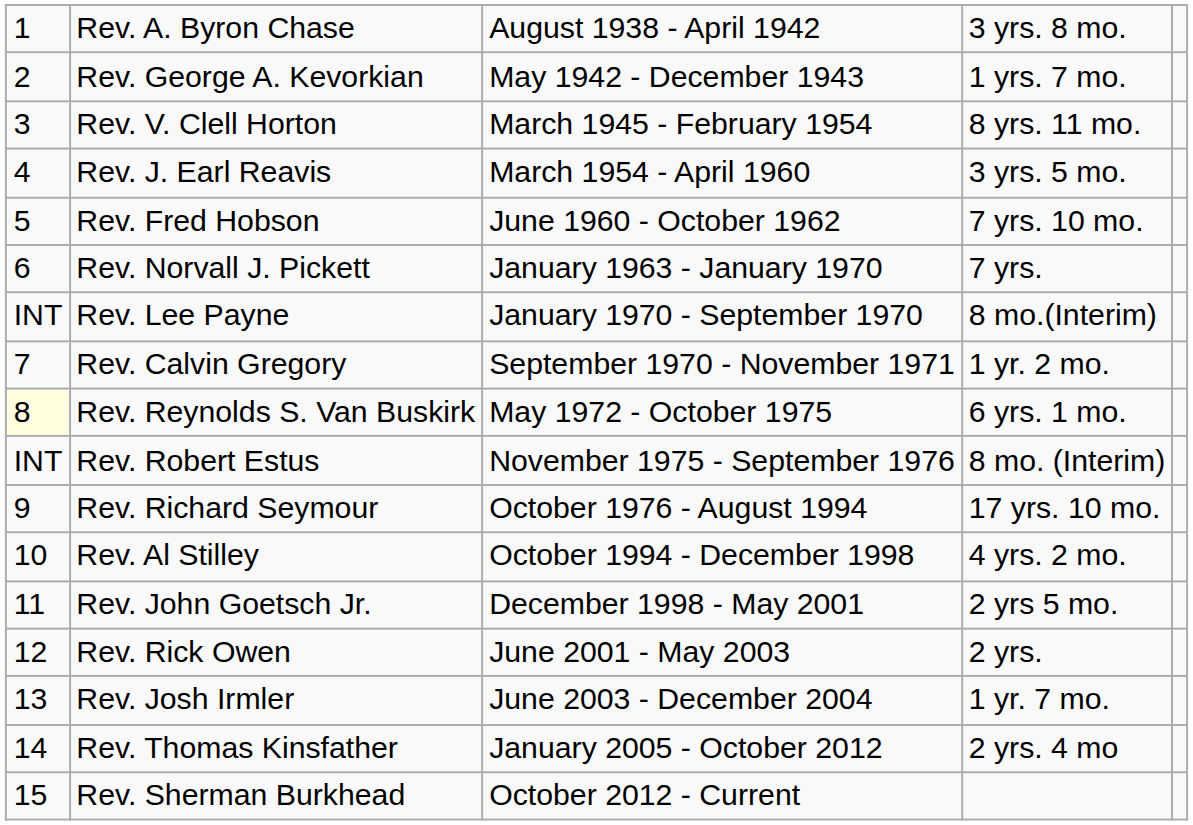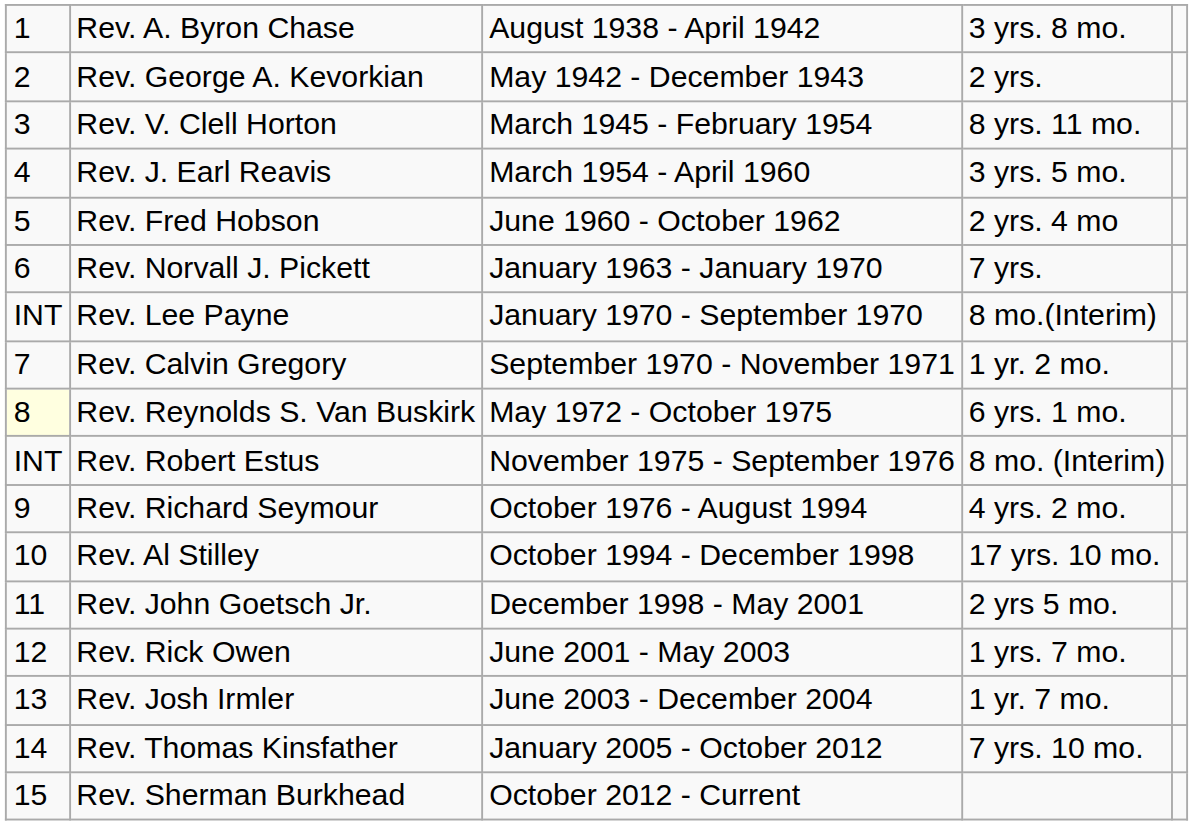(1048, 76) 1 yrs. 7 mo. -> (1006, 76) 2 yrs.
(1056, 220) 7 yrs. 10 mo. -> (1044, 220) 2 yrs. 4 mo
(1065, 508) 17 yrs. 10 mo. -> (1048, 508) 4 yrs. 2 mo.
(1048, 556) 4 yrs. 2 mo. -> (1065, 556) 17 yrs. 10 mo.
(1006, 651) 2 yrs. -> (1048, 651) 1 yrs. 7 mo.
(1044, 747) 2 yrs. 4 mo -> (1056, 747) 7 yrs. 10 mo.
